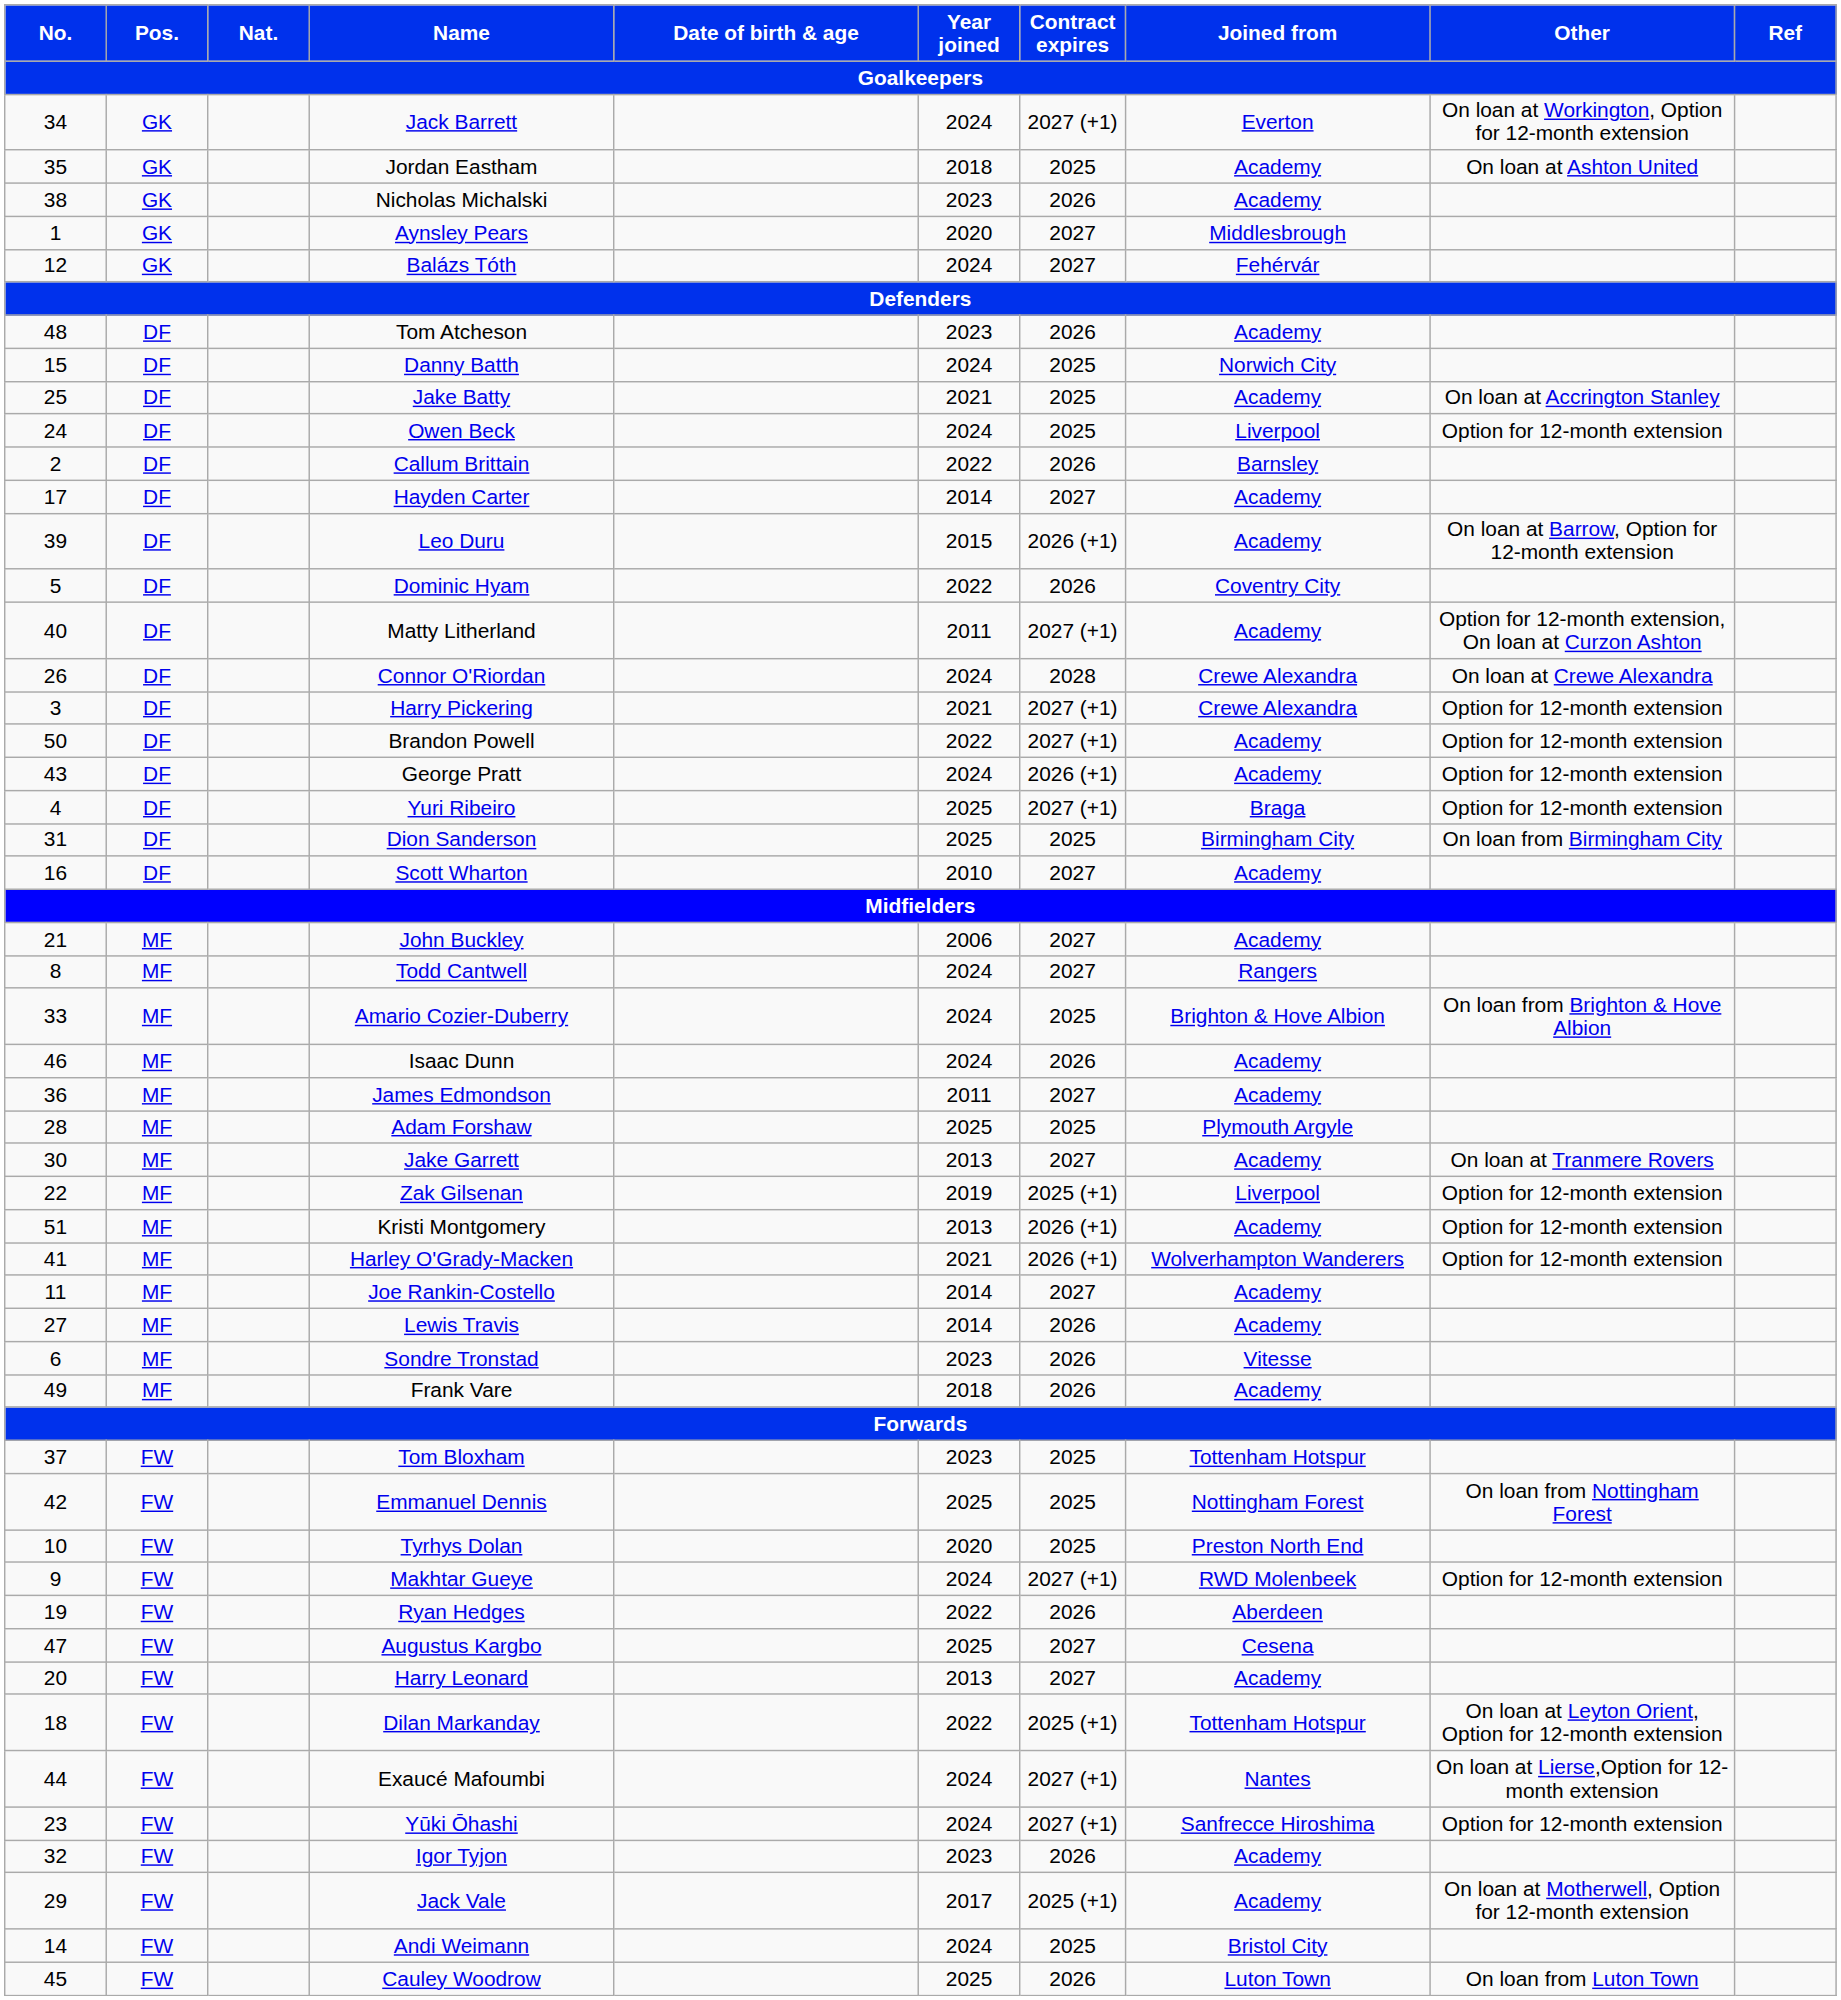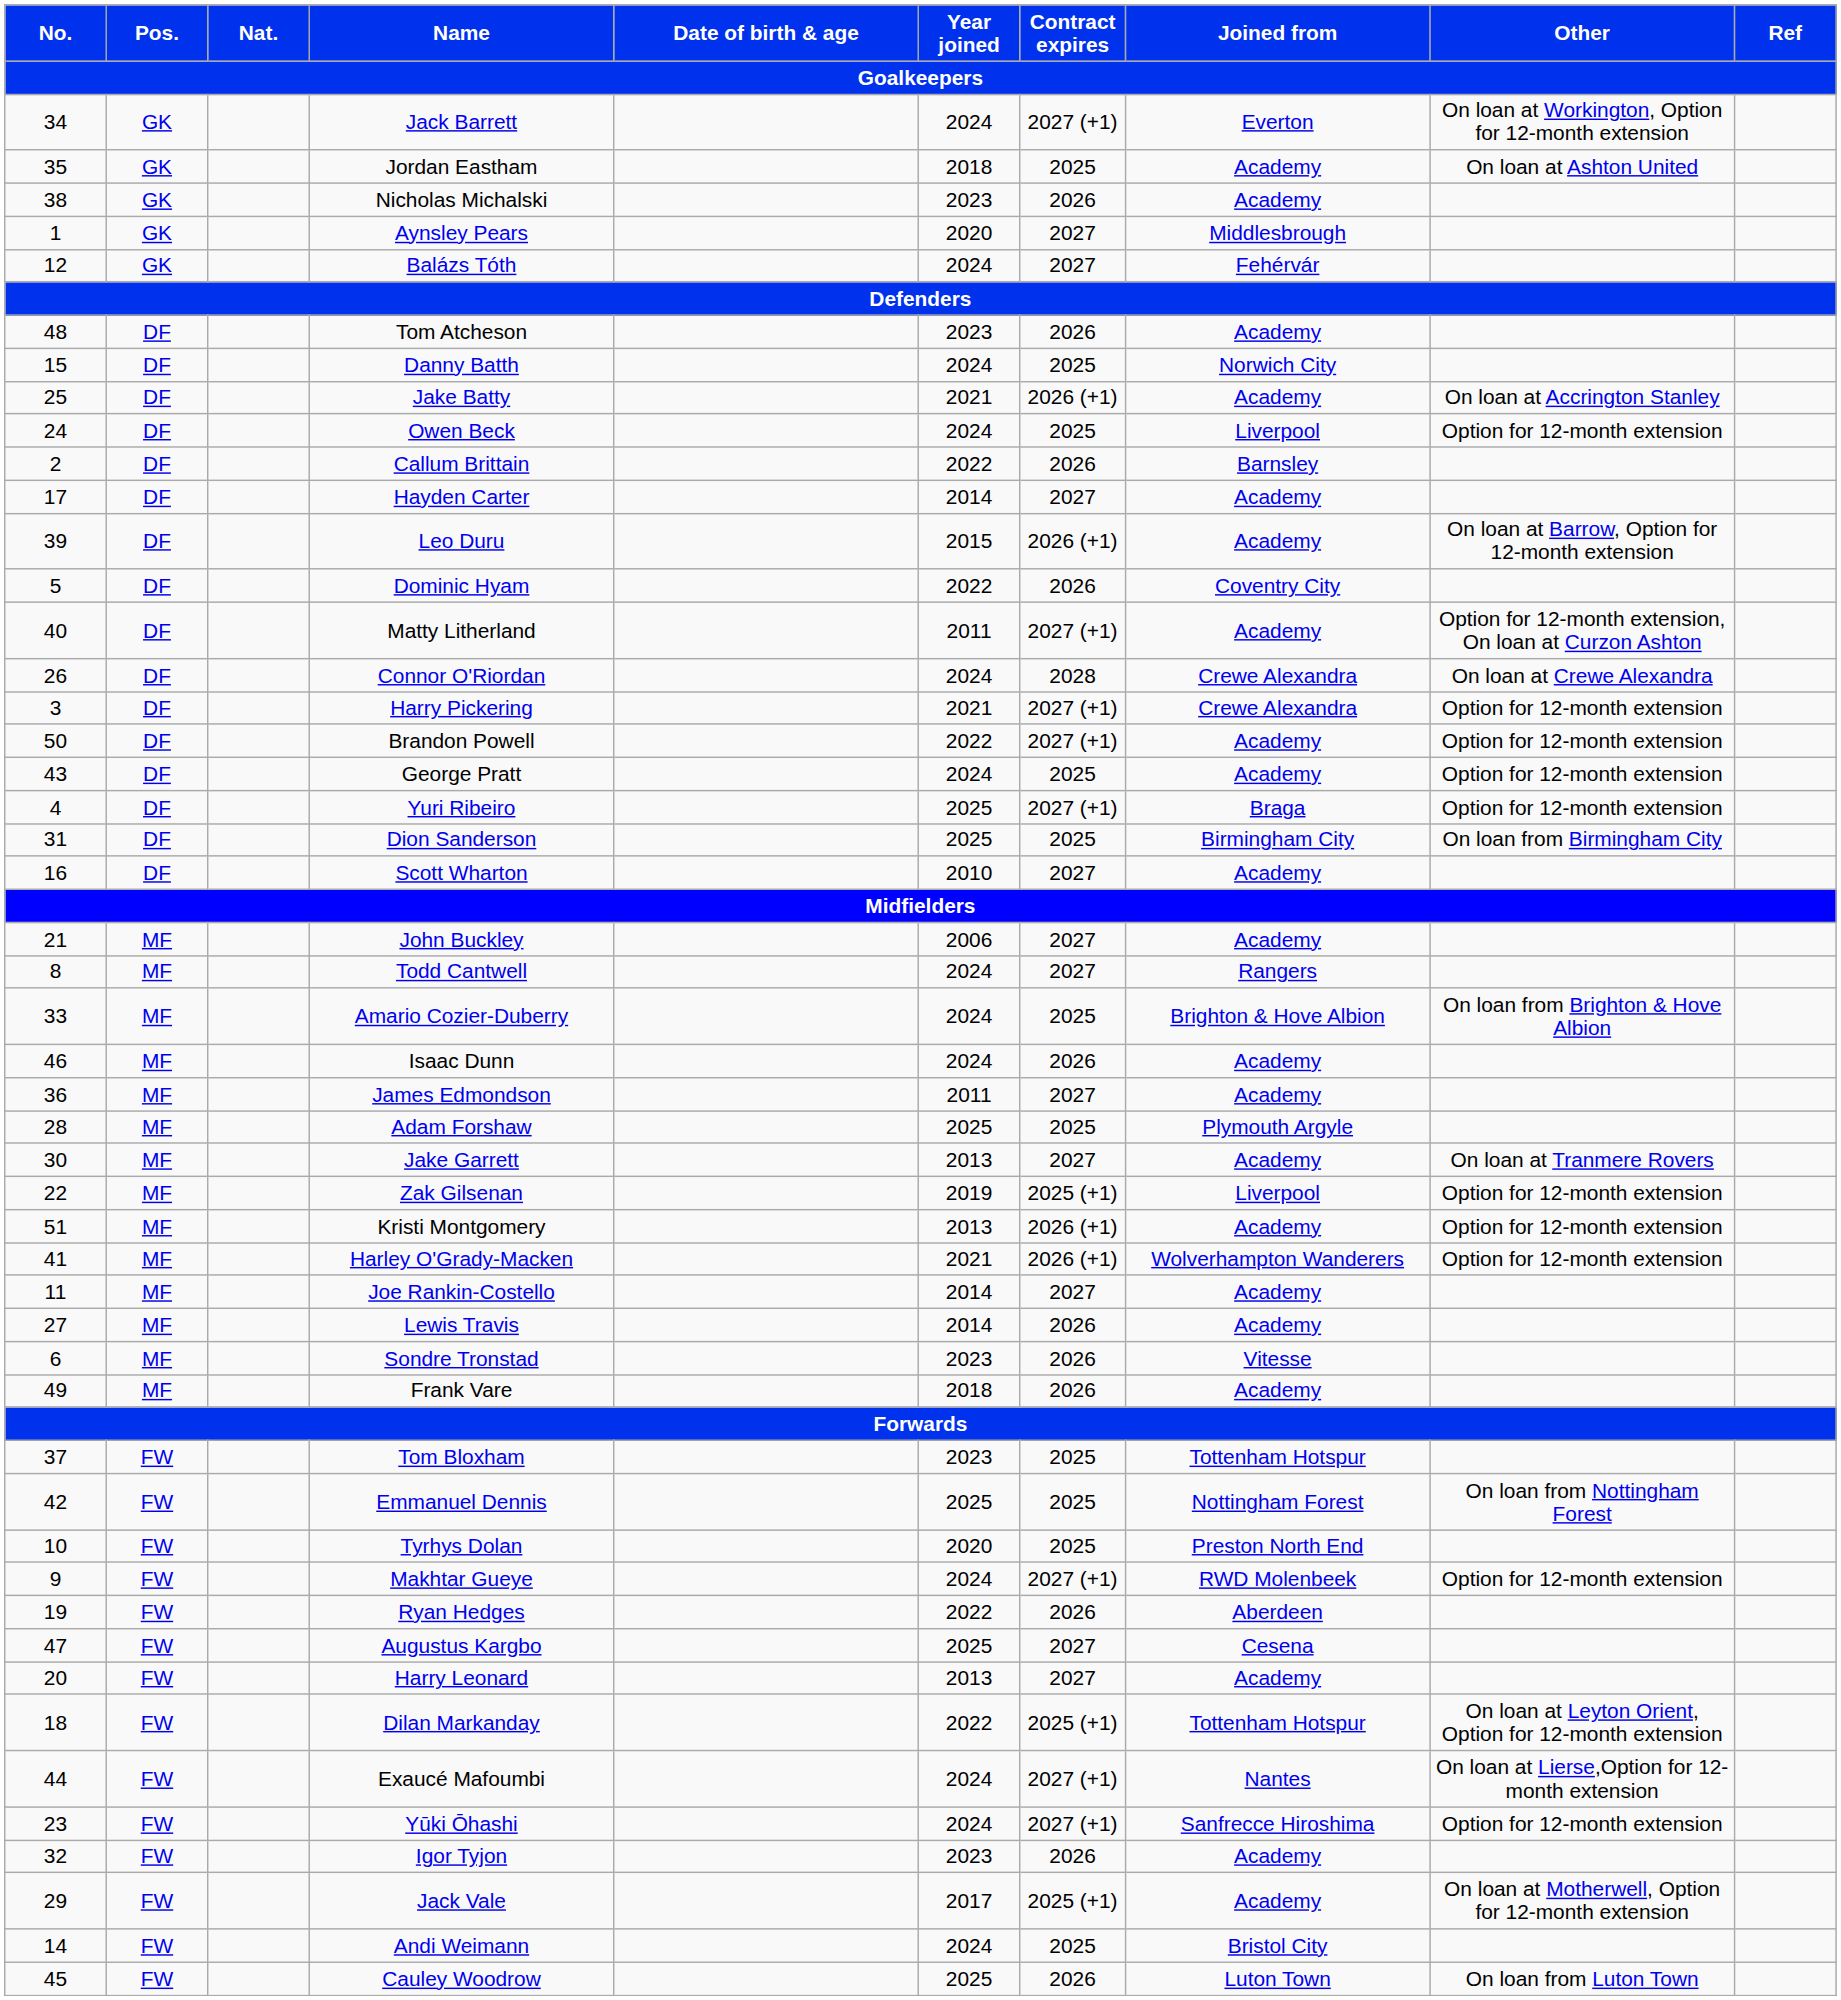(1073, 398) 2025 -> (1073, 398) 2026 (+1)
(1073, 774) 2026 (+1) -> (1073, 774) 2025
